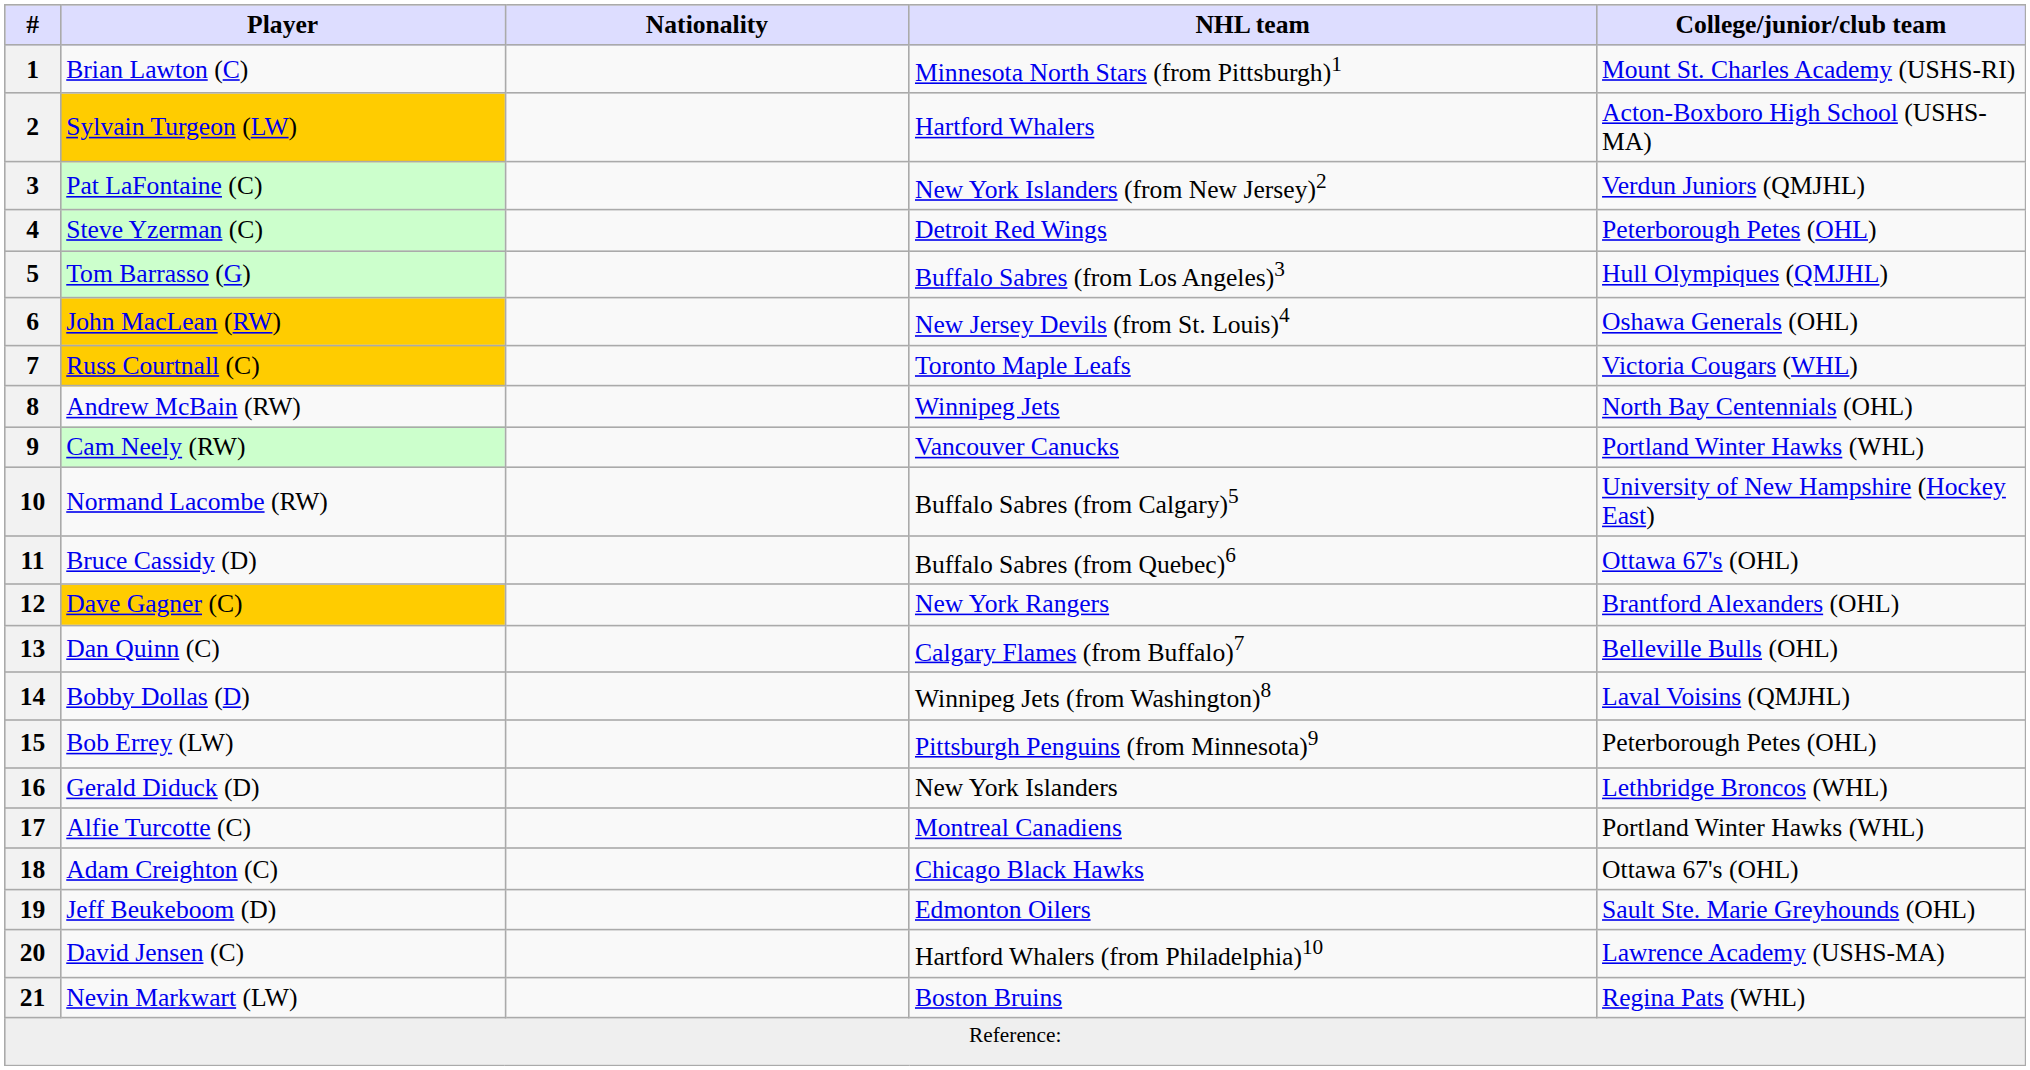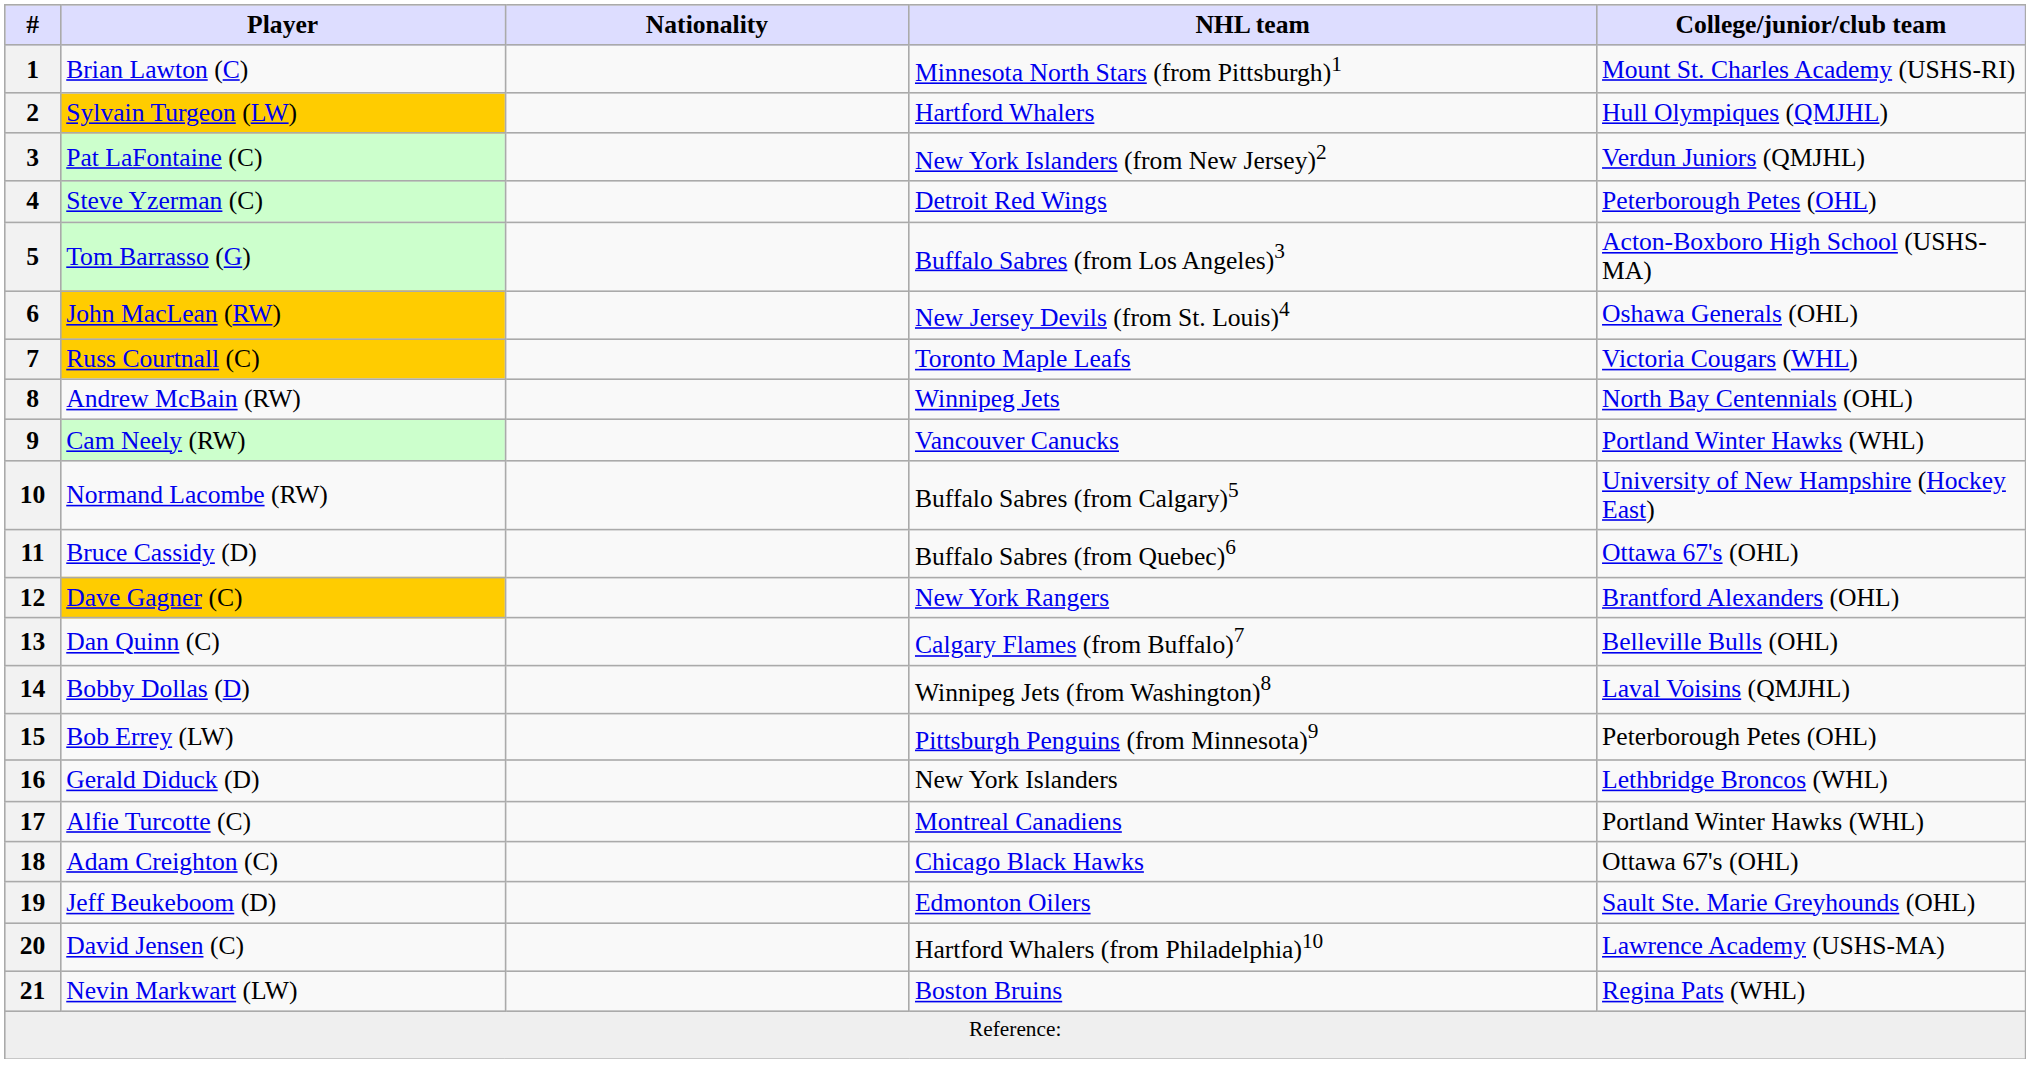(1794, 127) Acton-Boxboro High School (USHS-MA) -> (1745, 112) Hull Olympiques (QMJHL)
(1745, 273) Hull Olympiques (QMJHL) -> (1794, 256) Acton-Boxboro High School (USHS-MA)
